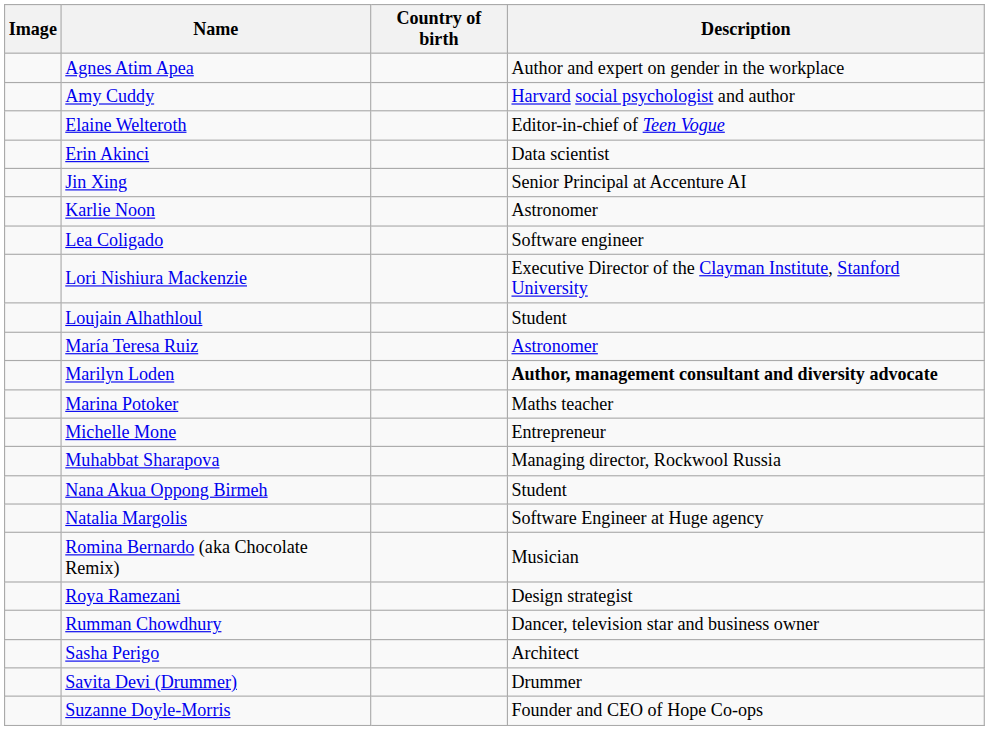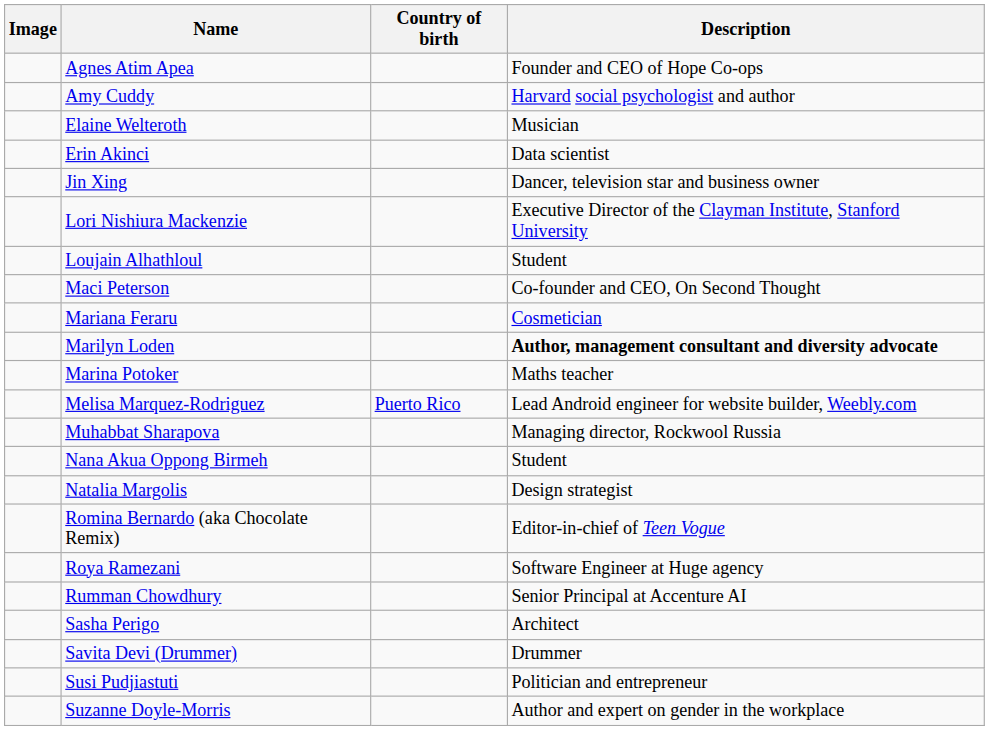(678, 67) Author and expert on gender in the workplace -> (637, 67) Founder and CEO of Hope Co-ops
(618, 125) Editor-in-chief of Teen Vogue -> (545, 125) Musician
(629, 182) Senior Principal at Accenture AI -> (665, 182) Dancer, television star and business owner
- row: (110, 211)
- row: (114, 239)
+ row: (117, 288)
+ row: (121, 317)
- row: (132, 346)
+ row: (165, 403)
- row: (121, 432)
(637, 518) Software Engineer at Huge agency -> (572, 489) Design strategist
(545, 557) Musician -> (618, 528) Editor-in-chief of Teen Vogue
(572, 595) Design strategist -> (637, 567) Software Engineer at Huge agency
(665, 624) Dancer, television star and business owner -> (629, 595) Senior Principal at Accenture AI
+ row: (122, 682)
(637, 710) Founder and CEO of Hope Co-ops -> (678, 710) Author and expert on gender in the workplace
